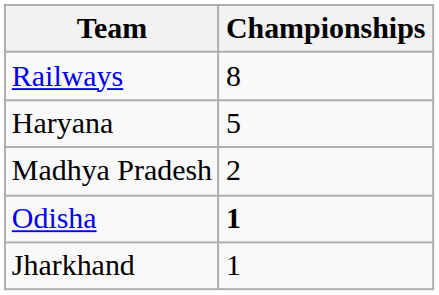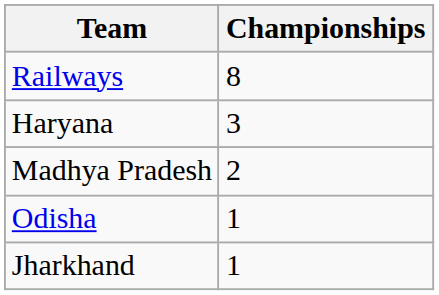(233, 123) 5 -> (233, 123) 3
(233, 218) bold -> (233, 218) normal
